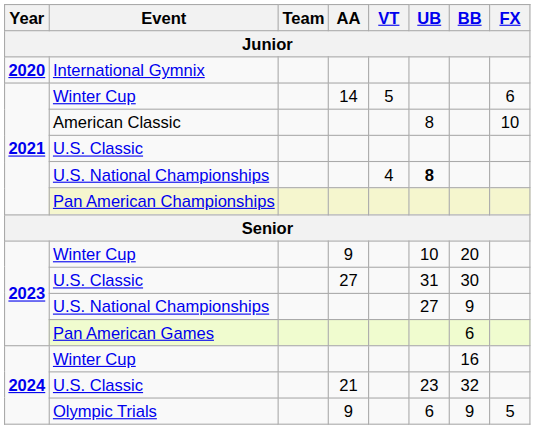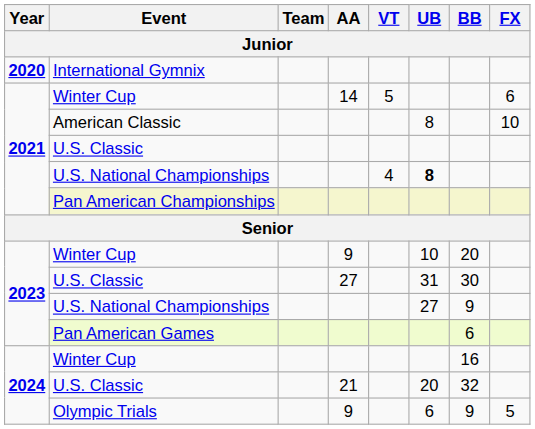(429, 385) 23 -> (429, 385) 20
